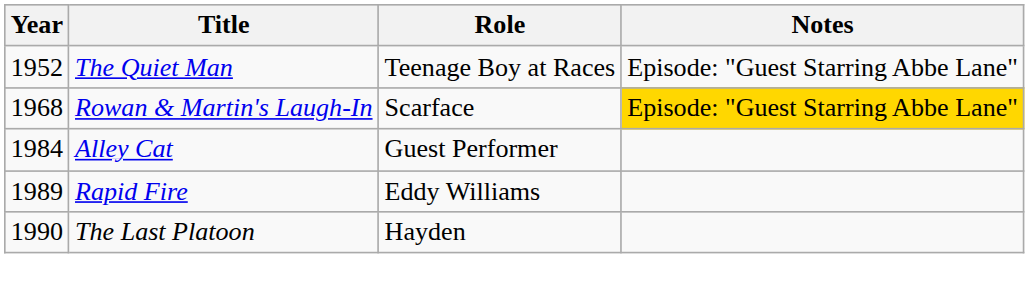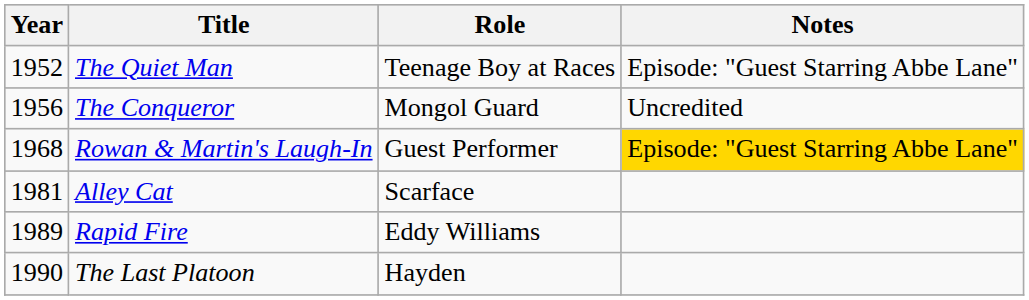+ row: (155, 107)
(429, 107) Scarface -> (471, 149) Guest Performer
(37, 149) 1984 -> (37, 190) 1981
(471, 149) Guest Performer -> (429, 190) Scarface
